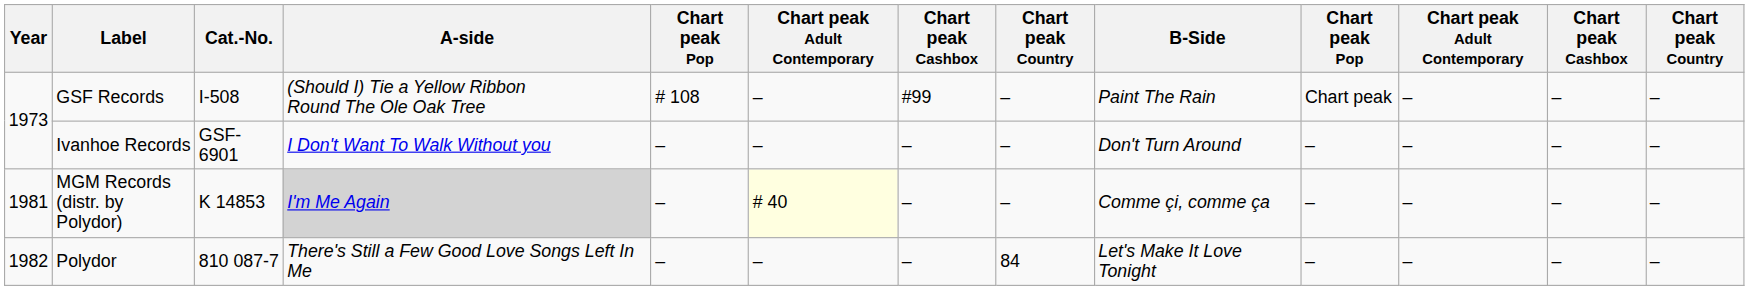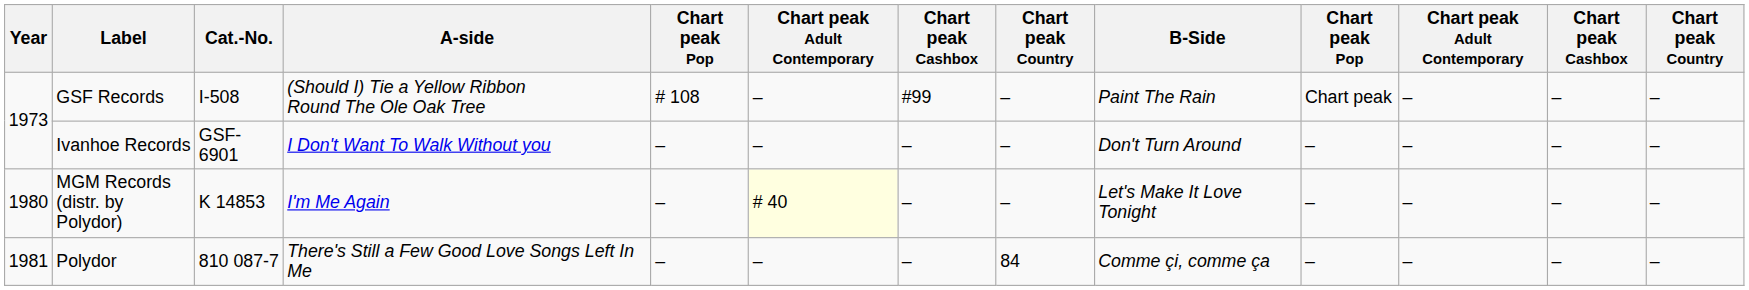(28, 202) 1981 -> (28, 202) 1980
(338, 202) lightgrey background -> (338, 202) no background
(1184, 202) Comme çi, comme ça -> (1170, 202) Let's Make It Love Tonight
(28, 261) 1982 -> (28, 261) 1981
(1170, 261) Let's Make It Love Tonight -> (1184, 261) Comme çi, comme ça
